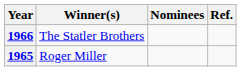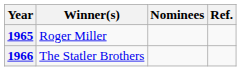rows swapped: (20, 55) <-> (20, 35)
